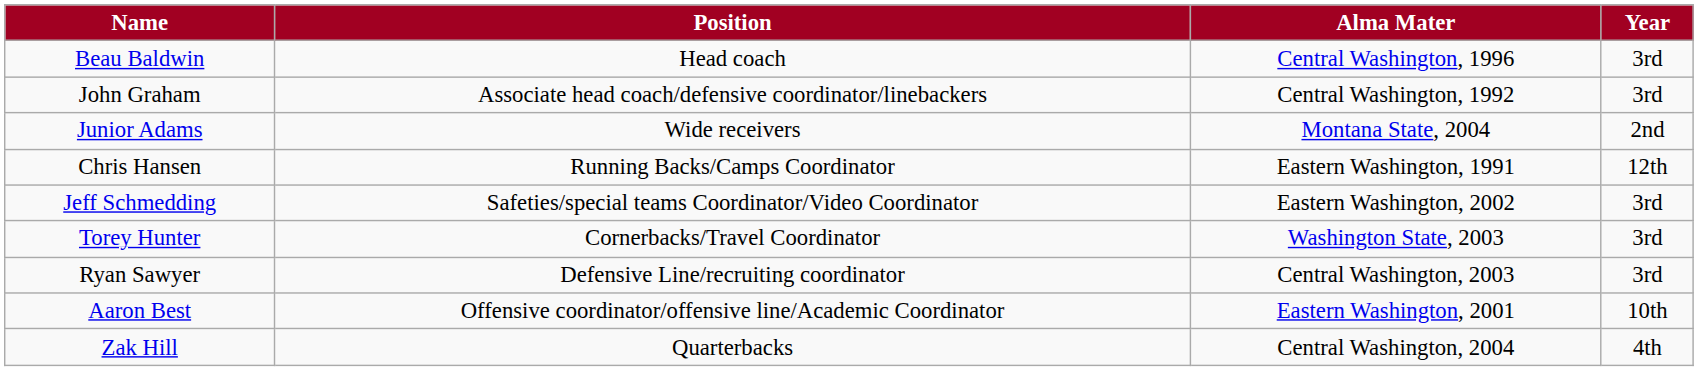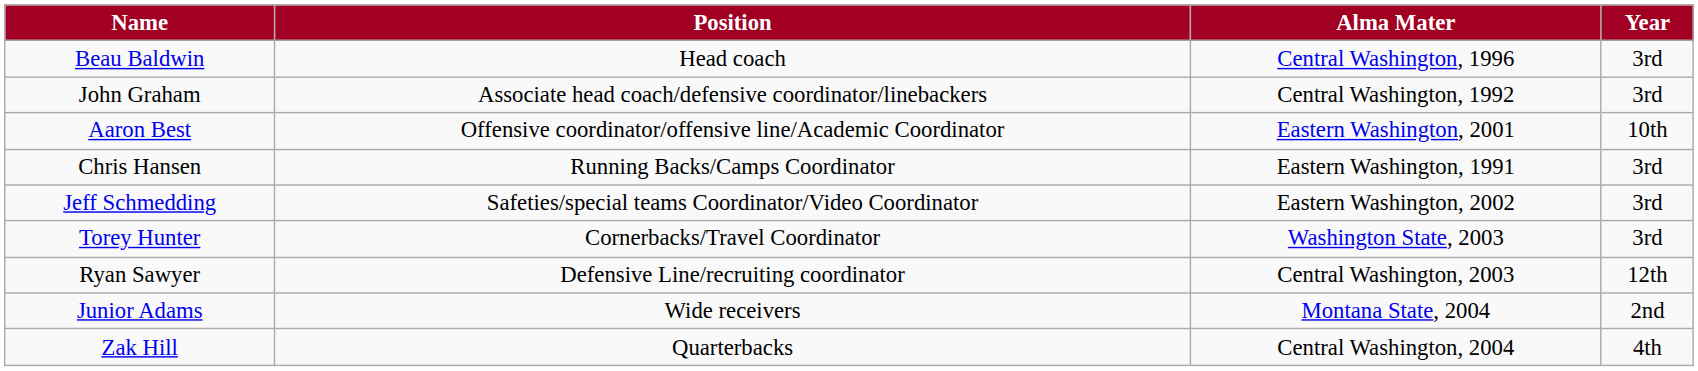rows swapped: (140, 310) <-> (140, 130)
(1647, 166) 12th -> (1647, 166) 3rd
(1647, 274) 3rd -> (1647, 274) 12th
